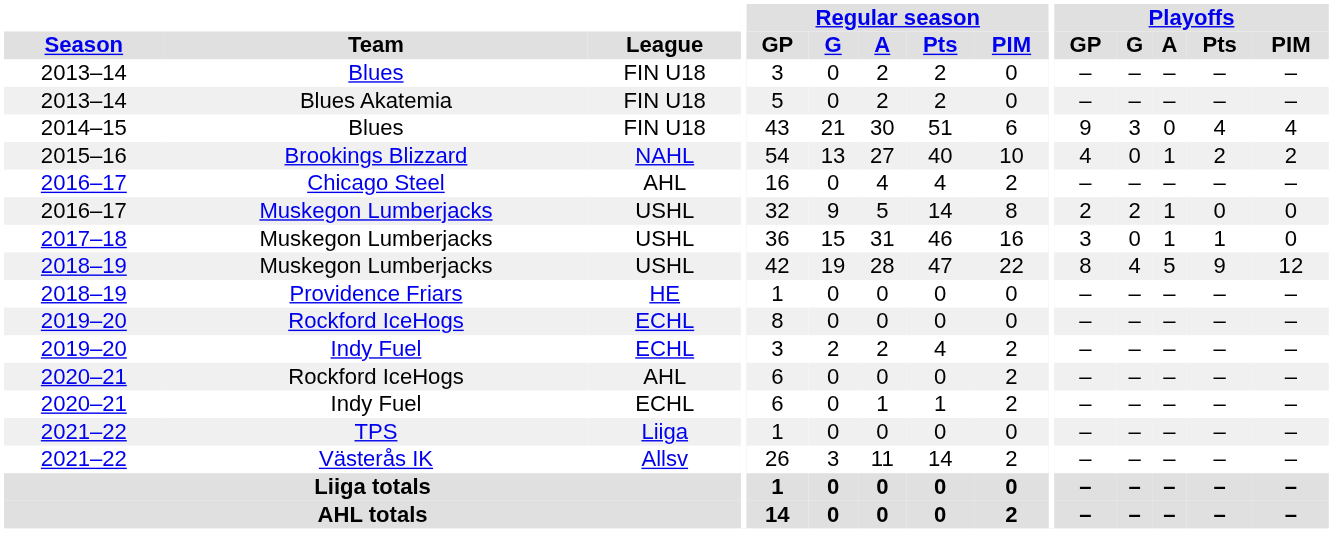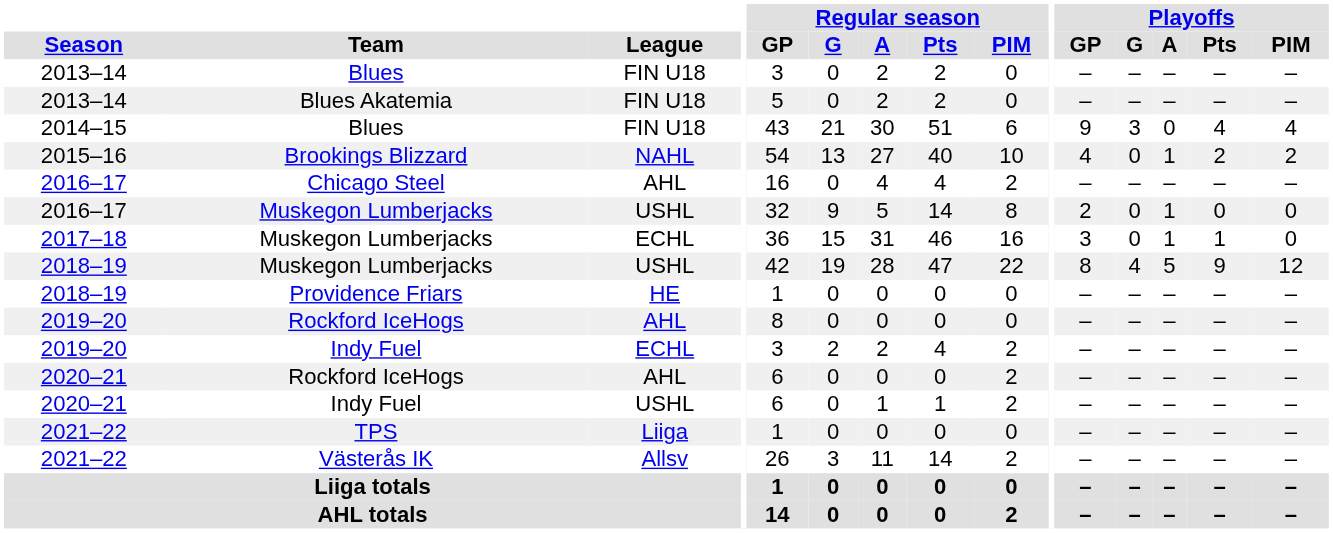(1135, 210) 2 -> (1135, 210) 0
(665, 238) USHL -> (665, 238) ECHL
(665, 321) ECHL -> (665, 321) AHL
(665, 404) ECHL -> (665, 404) USHL
